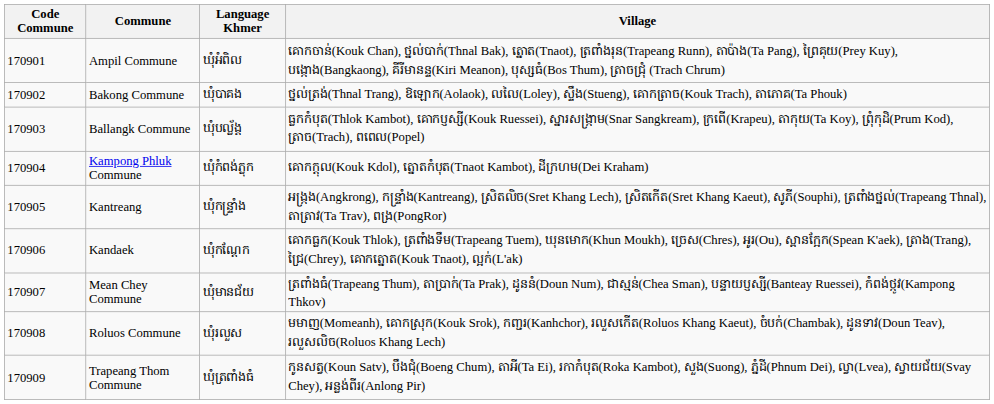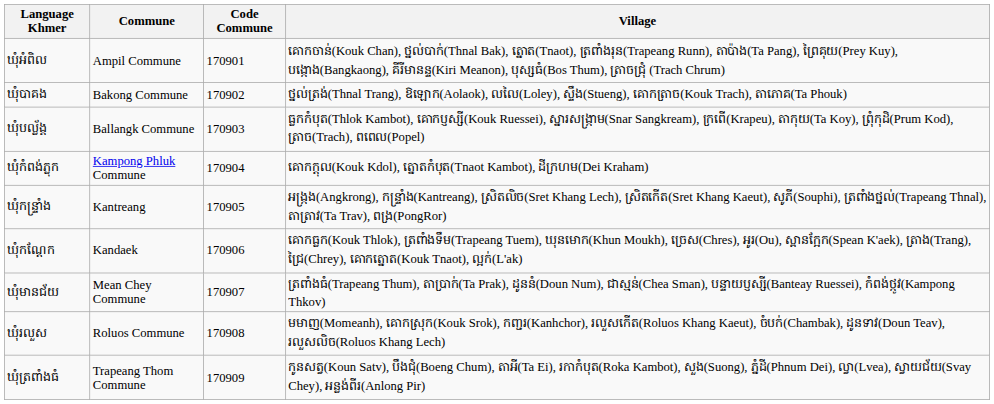columns swapped: (45, 21) <-> (243, 21)
